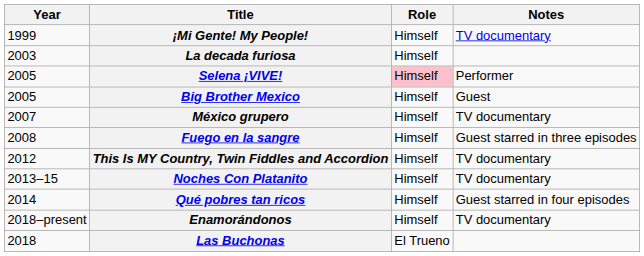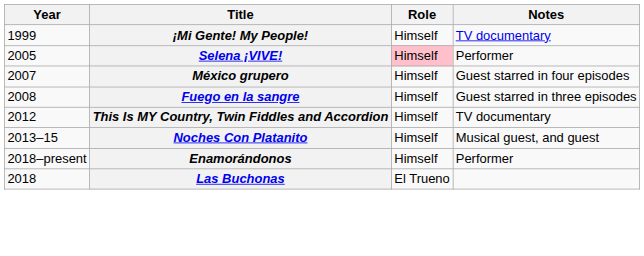- row: (240, 55)
- row: (240, 96)
(503, 117) TV documentary -> (543, 76) Guest starred in four episodes
(503, 179) TV documentary -> (527, 138) Musical guest, and guest
- row: (240, 199)
(503, 220) TV documentary -> (485, 158) Performer
